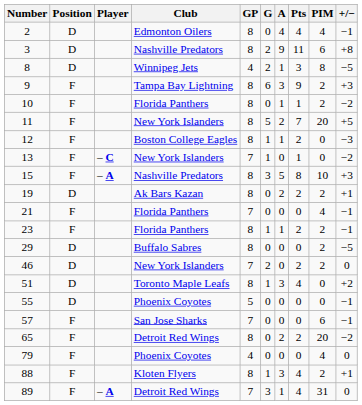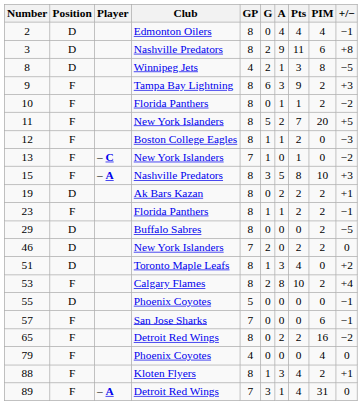- row: (27, 211)
+ row: (27, 283)
(322, 337) 20 -> (322, 337) 16
